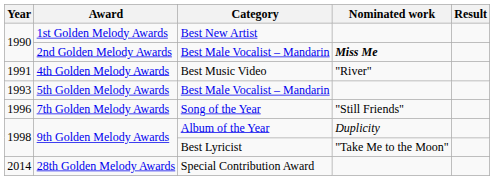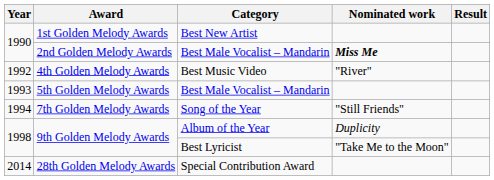(19, 71) 1991 -> (19, 71) 1992
(19, 109) 1996 -> (19, 109) 1994
